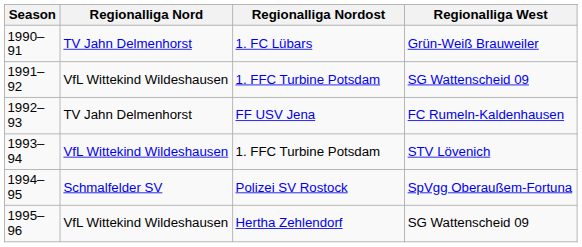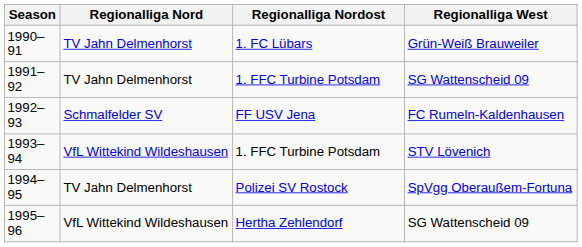(146, 79) VfL Wittekind Wildeshausen -> (128, 79) TV Jahn Delmenhorst
(128, 115) TV Jahn Delmenhorst -> (113, 115) Schmalfelder SV
(113, 187) Schmalfelder SV -> (128, 187) TV Jahn Delmenhorst
